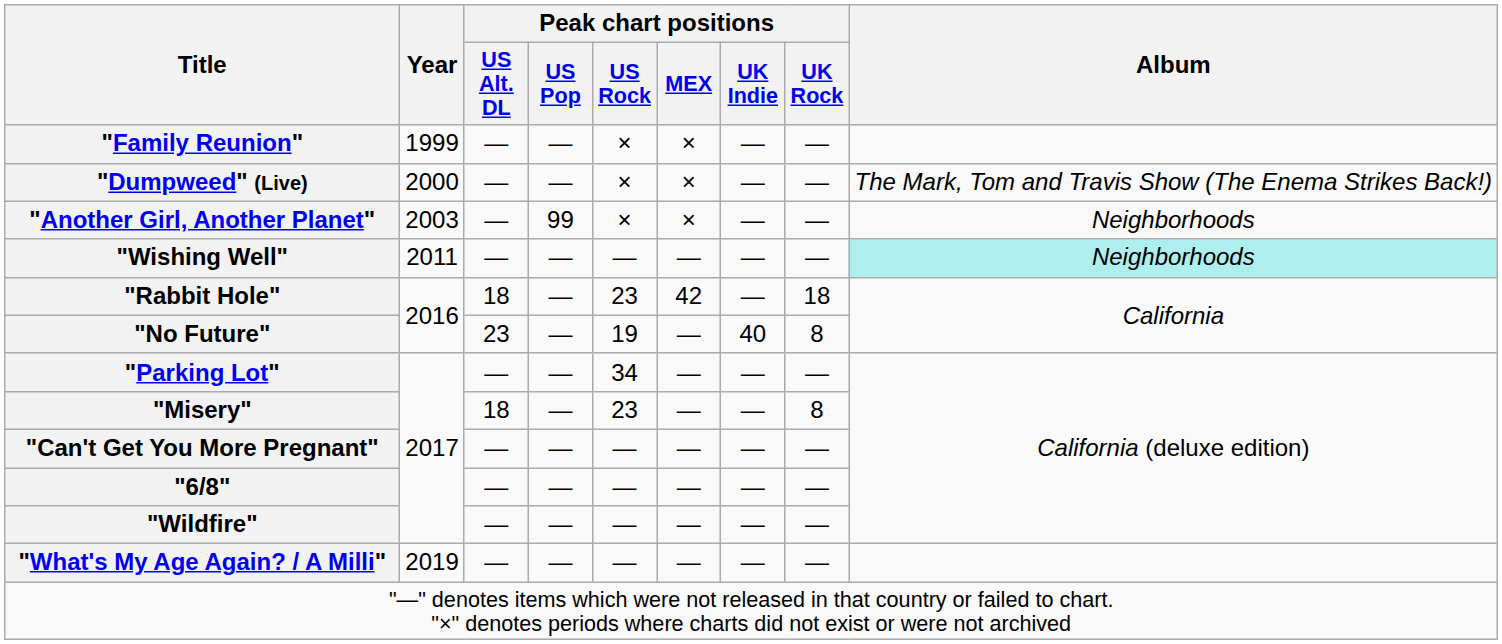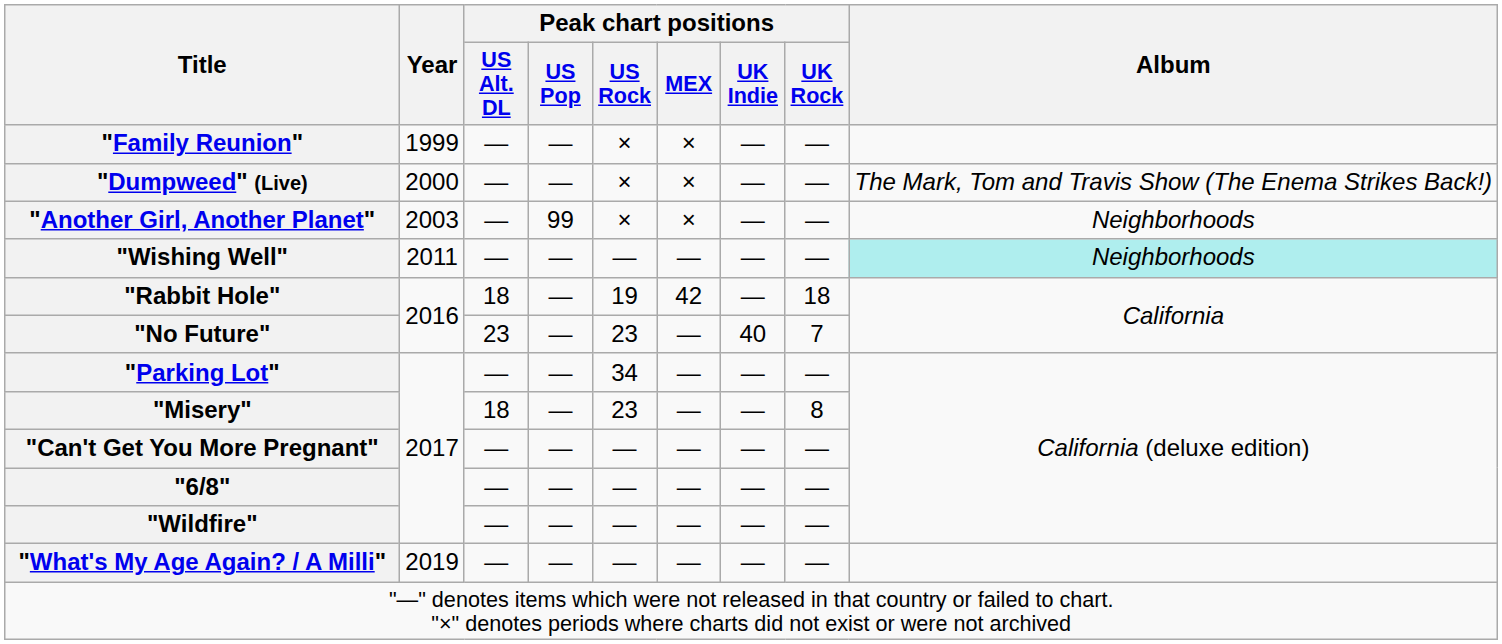(625, 295) 23 -> (625, 295) 19
(625, 334) 19 -> (625, 334) 23
(817, 334) 8 -> (817, 334) 7
